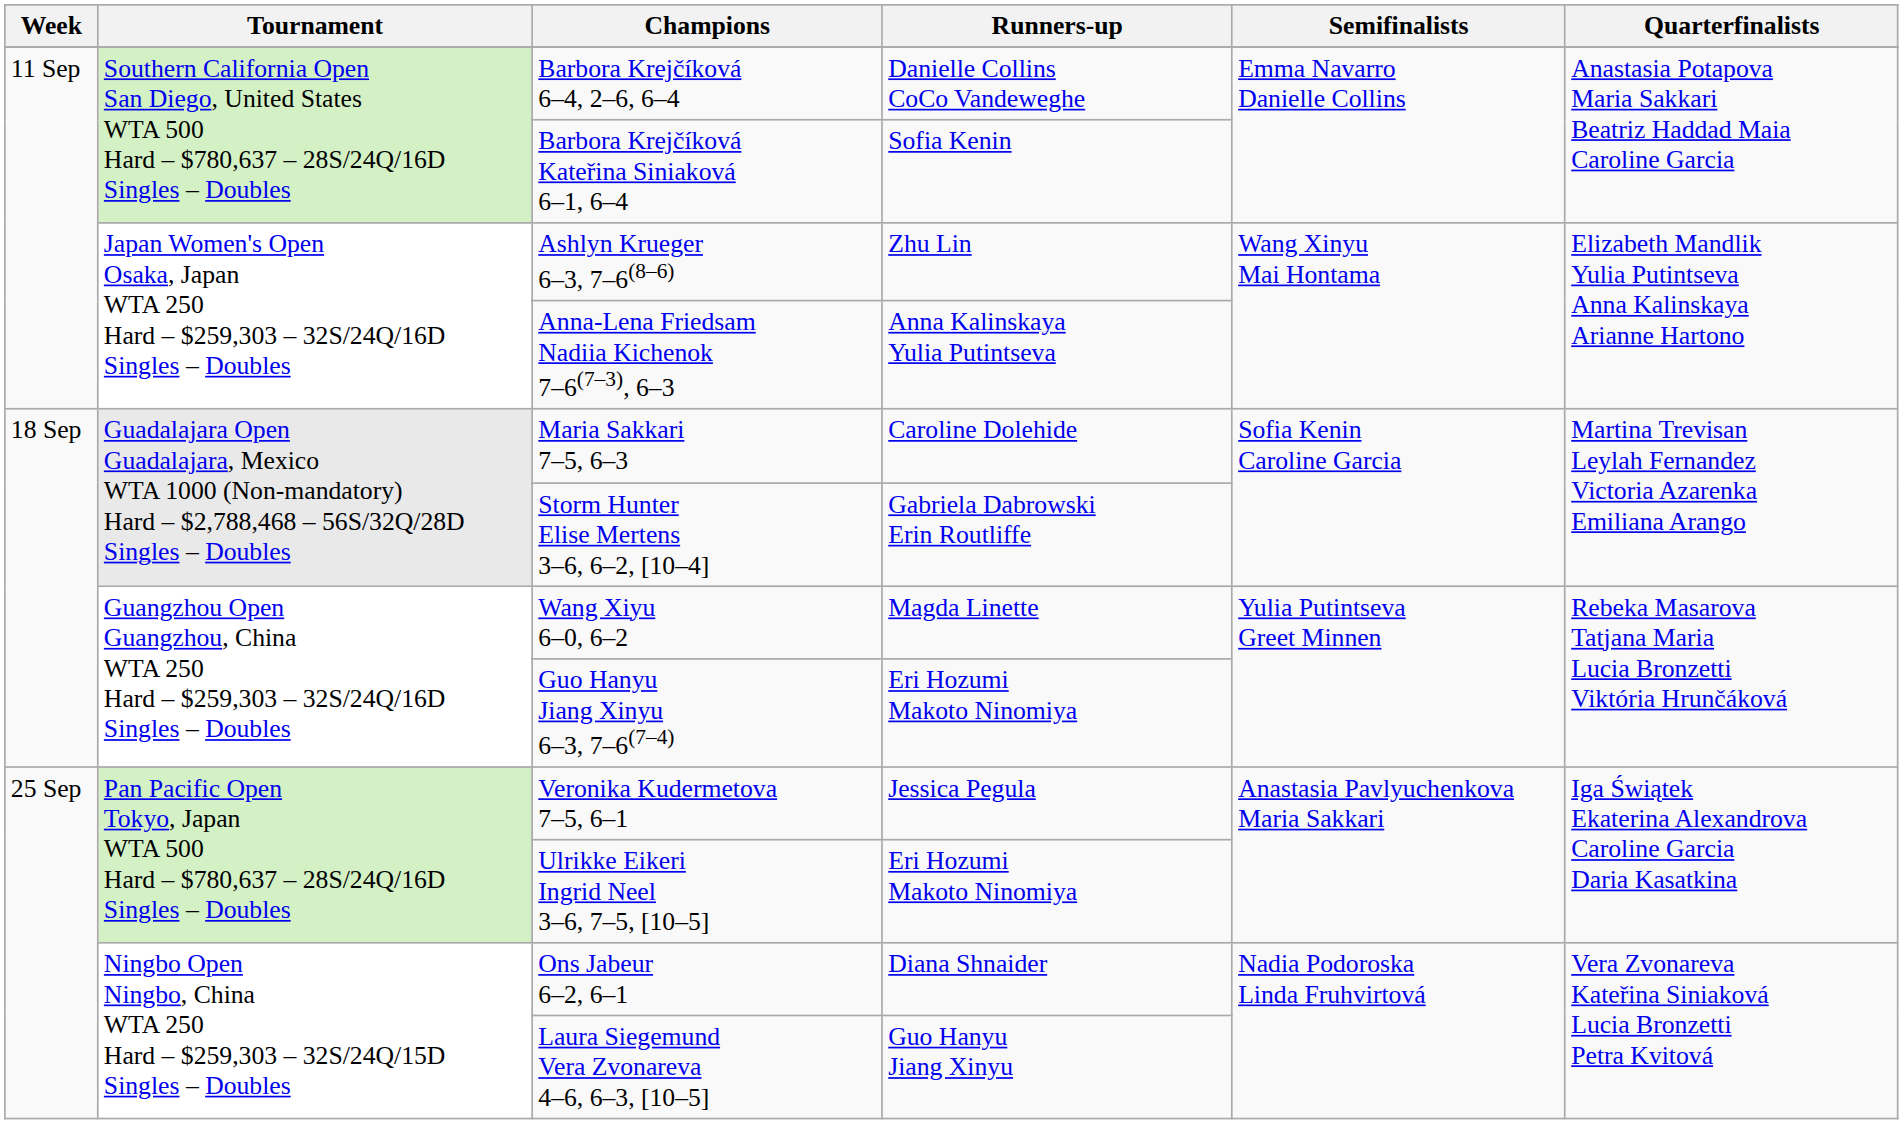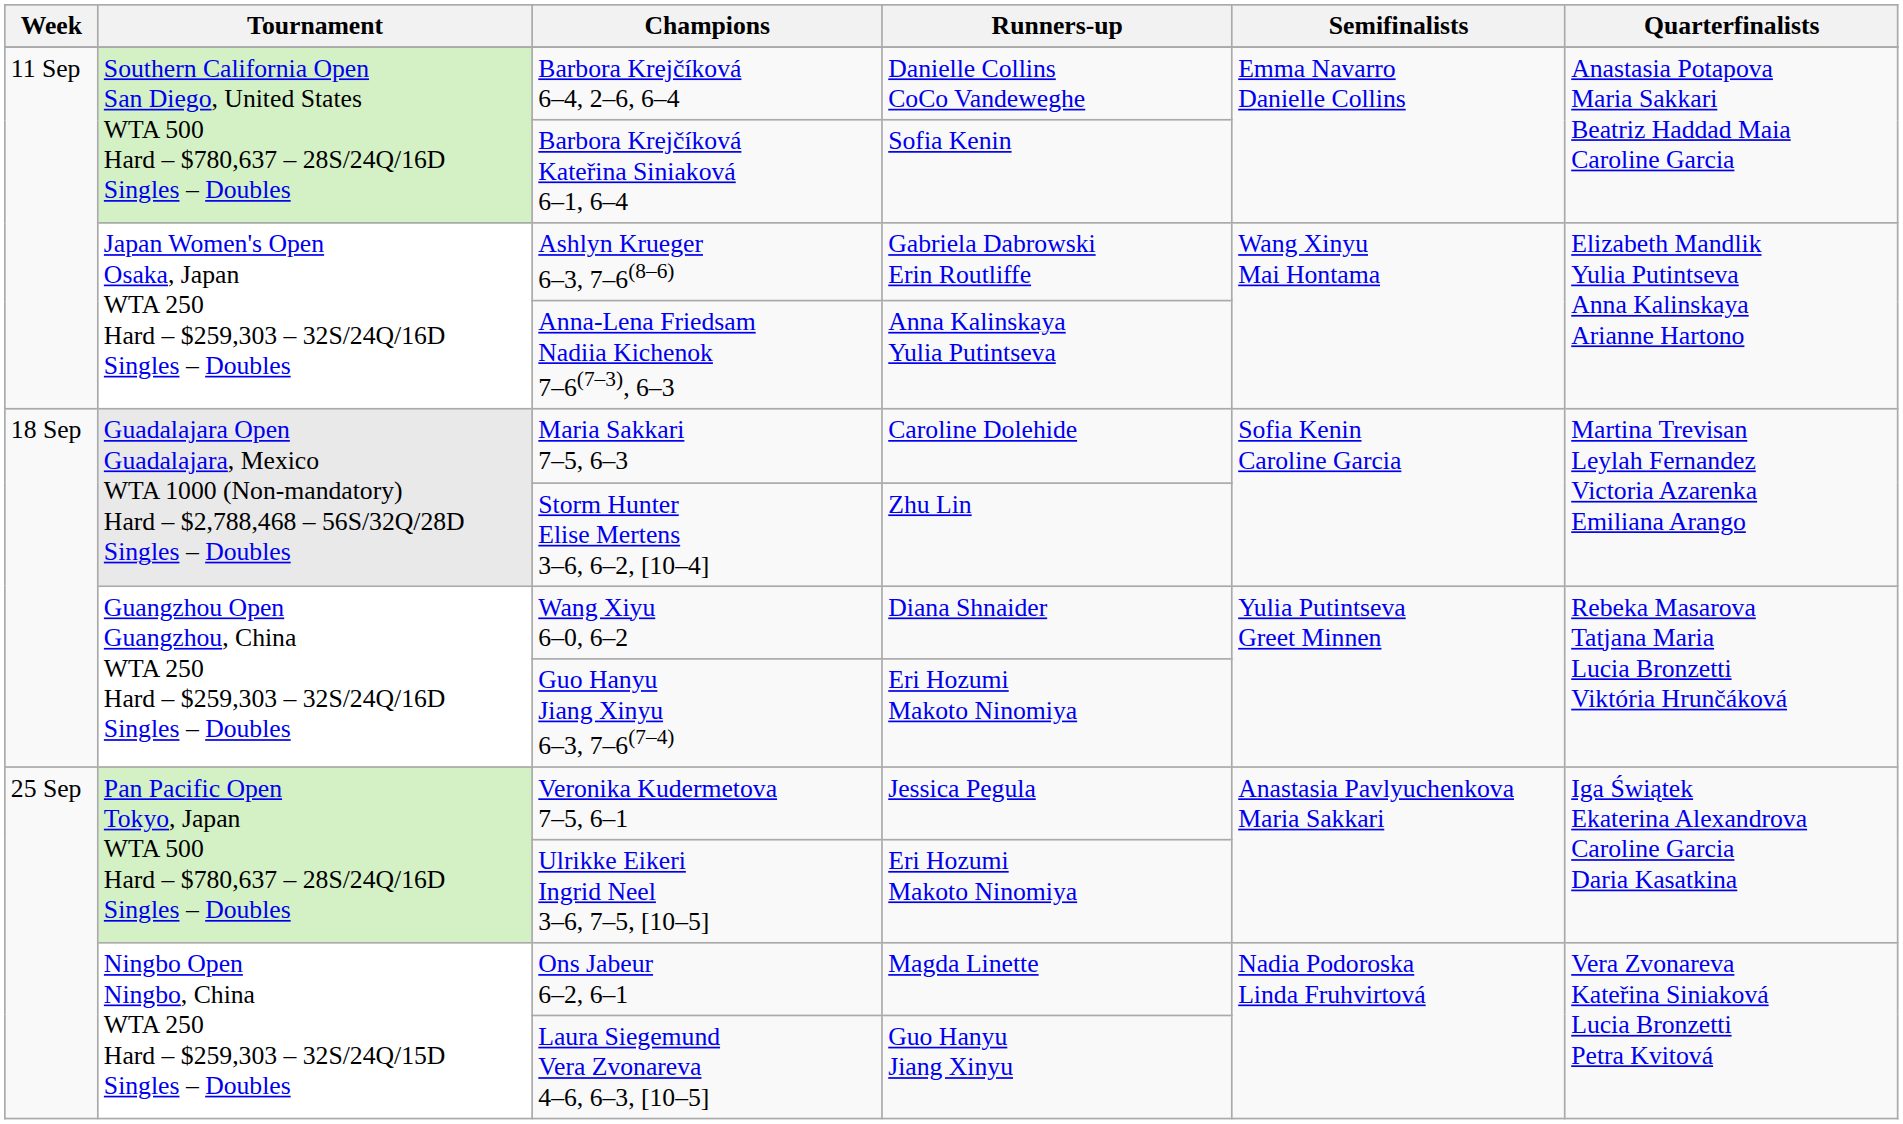(930, 244) Zhu Lin -> (992, 259) Gabriela Dabrowski Erin Routliffe
(992, 518) Gabriela Dabrowski Erin Routliffe -> (930, 503) Zhu Lin
(963, 606) Magda Linette -> (968, 606) Diana Shnaider
(968, 963) Diana Shnaider -> (963, 963) Magda Linette
